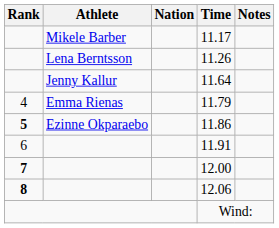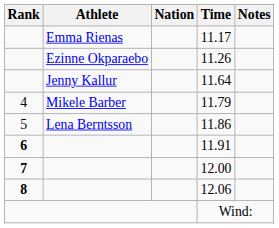(86, 37) Mikele Barber -> (84, 37) Emma Rienas
(89, 59) Lena Berntsson -> (97, 59) Ezinne Okparaebo
(84, 102) Emma Rienas -> (86, 102) Mikele Barber
(24, 124) bold -> (24, 124) normal
(97, 124) Ezinne Okparaebo -> (89, 124) Lena Berntsson
(24, 146) normal -> (24, 146) bold
